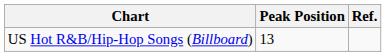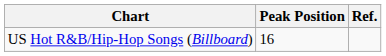(267, 39) 13 -> (267, 39) 16
